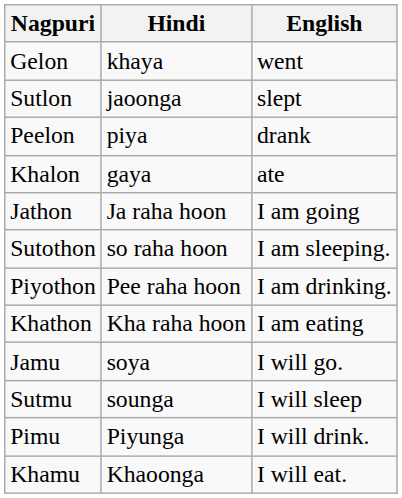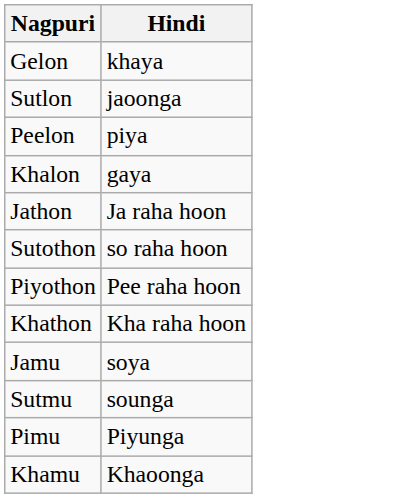- column: (324, 23)
